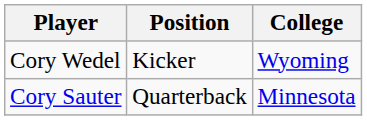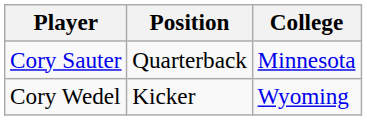rows swapped: (66, 96) <-> (65, 59)
